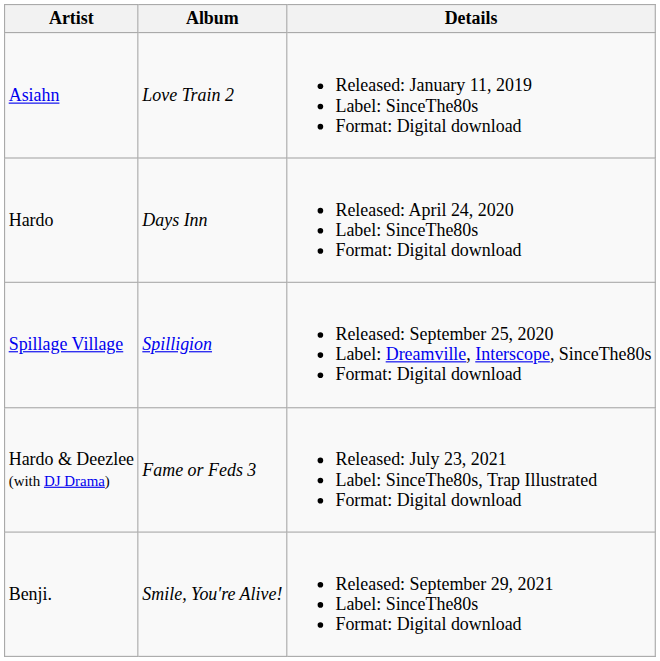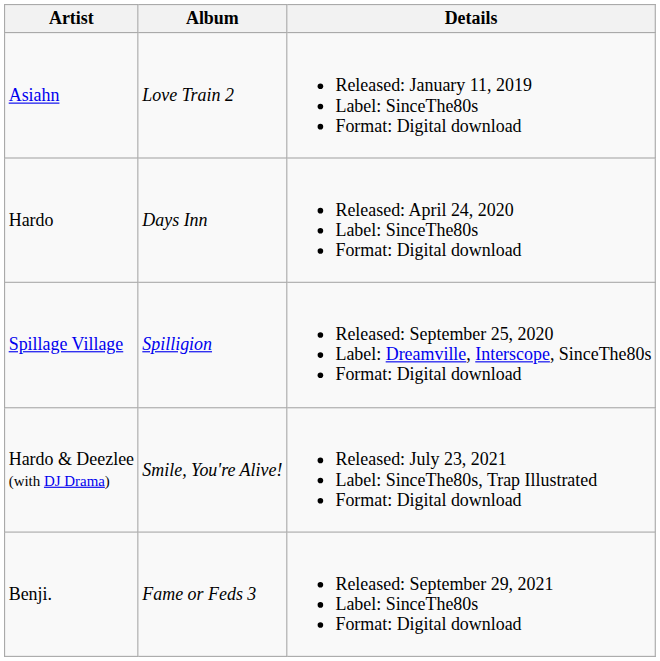(199, 469) Fame or Feds 3 -> (212, 469) Smile, You're Alive!
(212, 594) Smile, You're Alive! -> (199, 594) Fame or Feds 3
